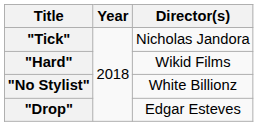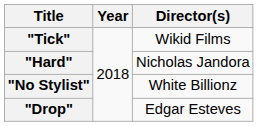(193, 39) Nicholas Jandora -> (193, 39) Wikid Films
(193, 62) Wikid Films -> (193, 62) Nicholas Jandora
